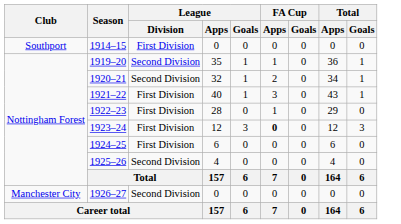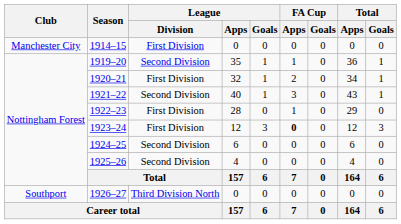(46, 45) Southport -> (46, 45) Manchester City
(166, 78) Second Division -> (175, 78) First Division
(166, 95) First Division -> (175, 95) Second Division
(166, 144) First Division -> (175, 144) Second Division
(46, 194) Manchester City -> (46, 194) Southport
(166, 194) Second Division -> (175, 194) Third Division North
